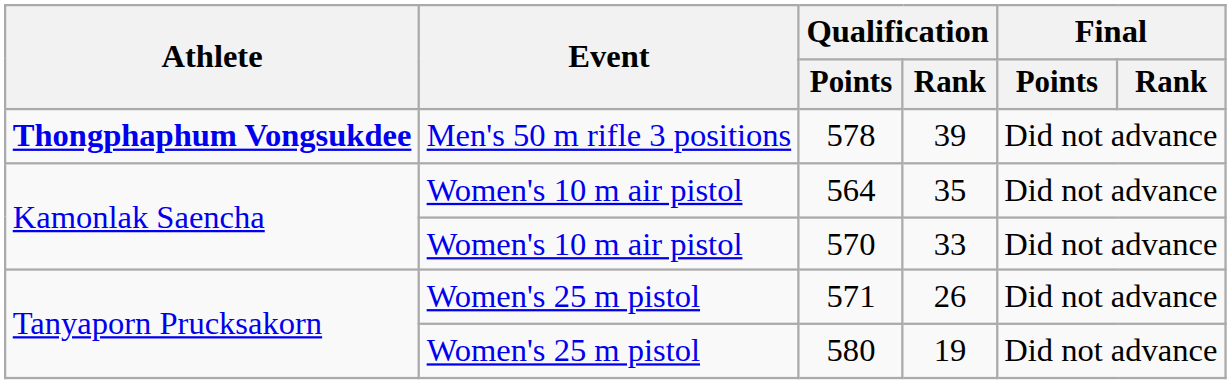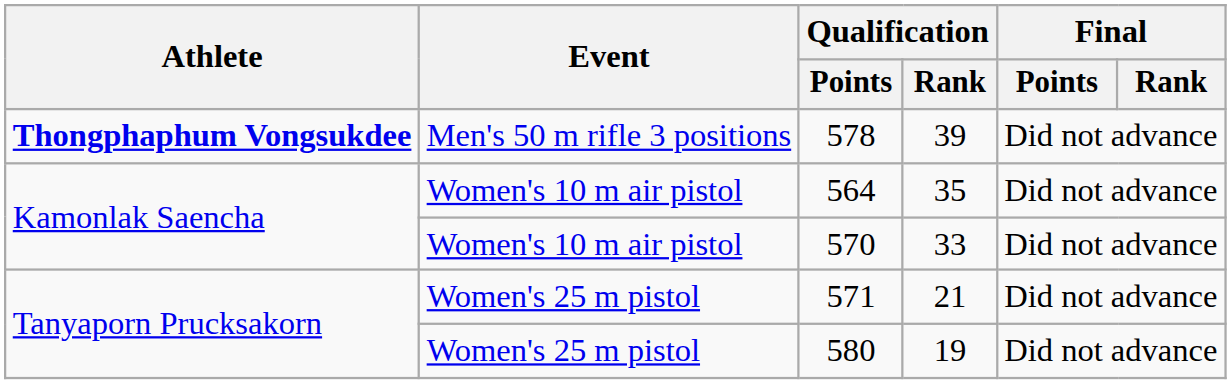(950, 297) 26 -> (950, 297) 21
